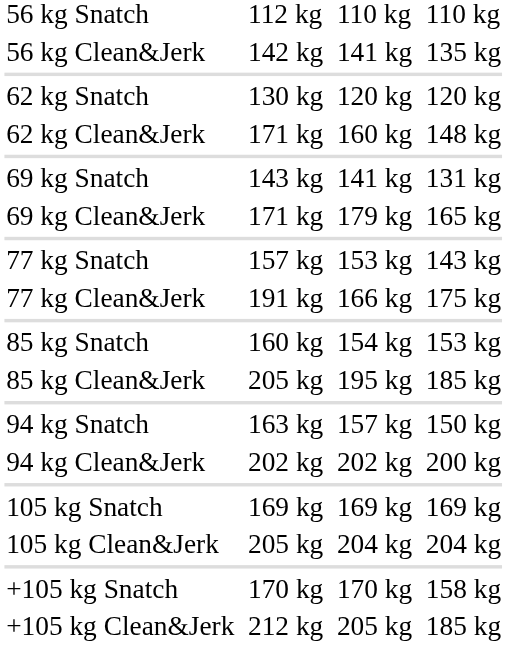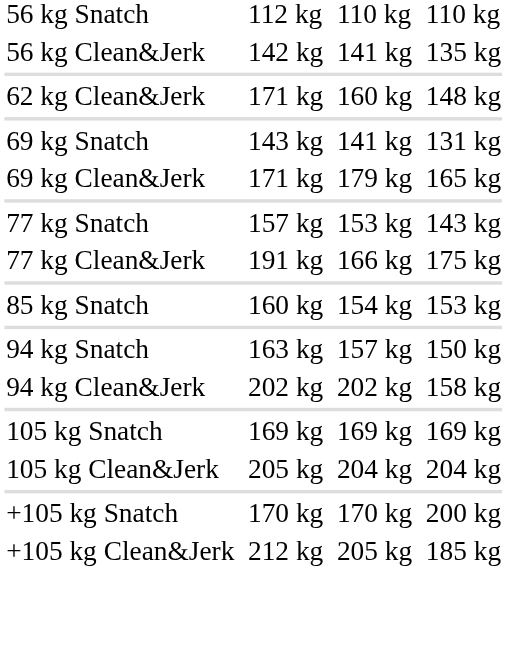- row: (78, 96)
- row: (106, 380)
(463, 462) 200 kg -> (463, 386) 158 kg
(463, 588) 158 kg -> (463, 513) 200 kg
